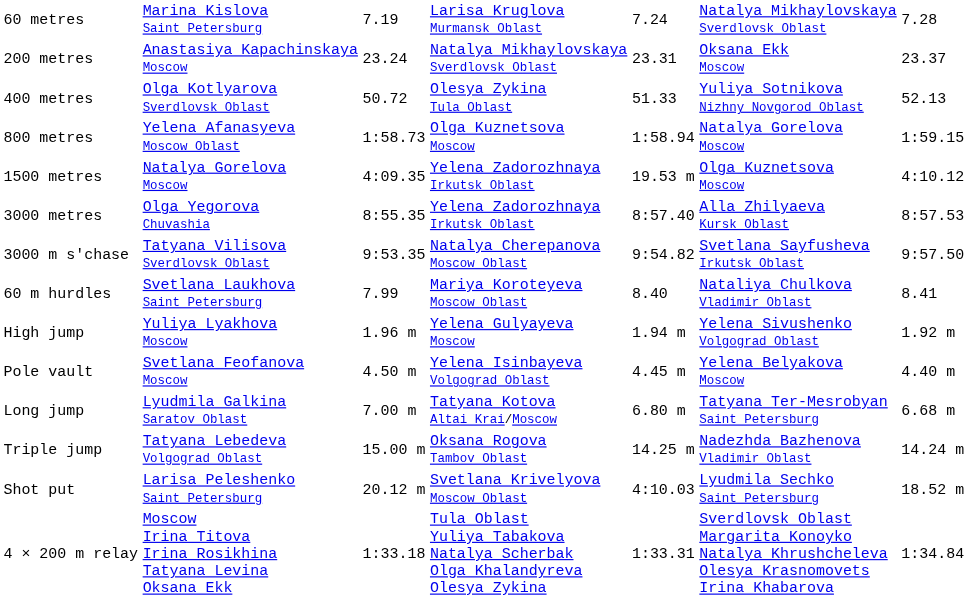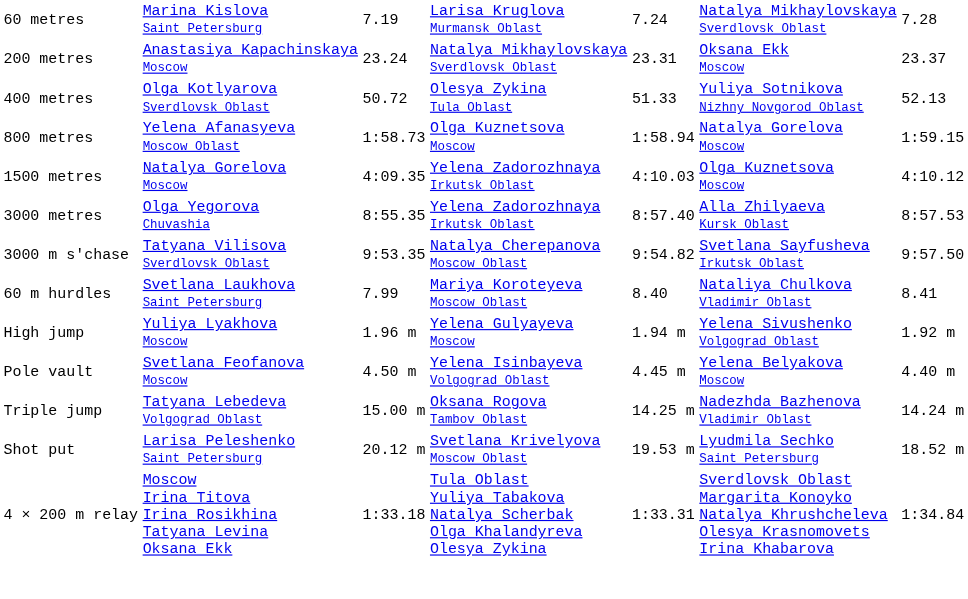(663, 176) 19.53 m -> (663, 176) 4:10.03
- row: (44, 411)
(663, 489) 4:10.03 -> (663, 450) 19.53 m
